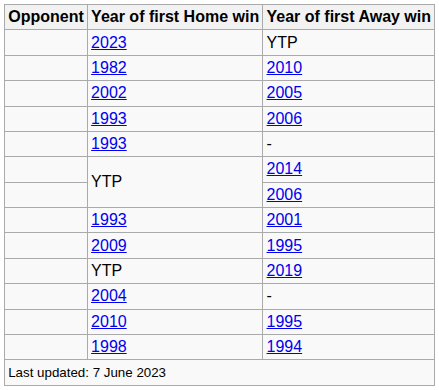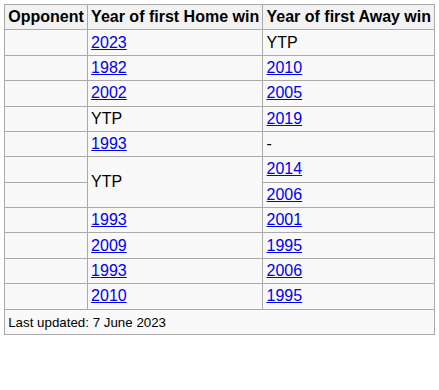rows swapped: (109, 118) <-> (107, 270)
- row: (109, 296)
- row: (109, 347)
